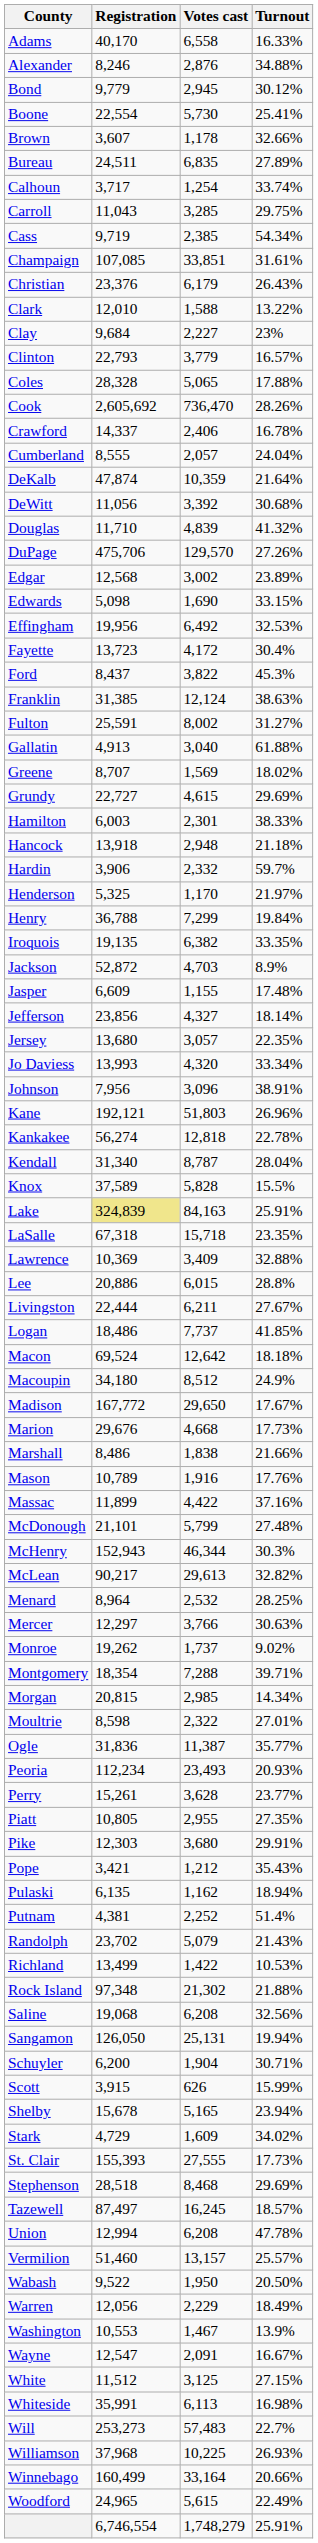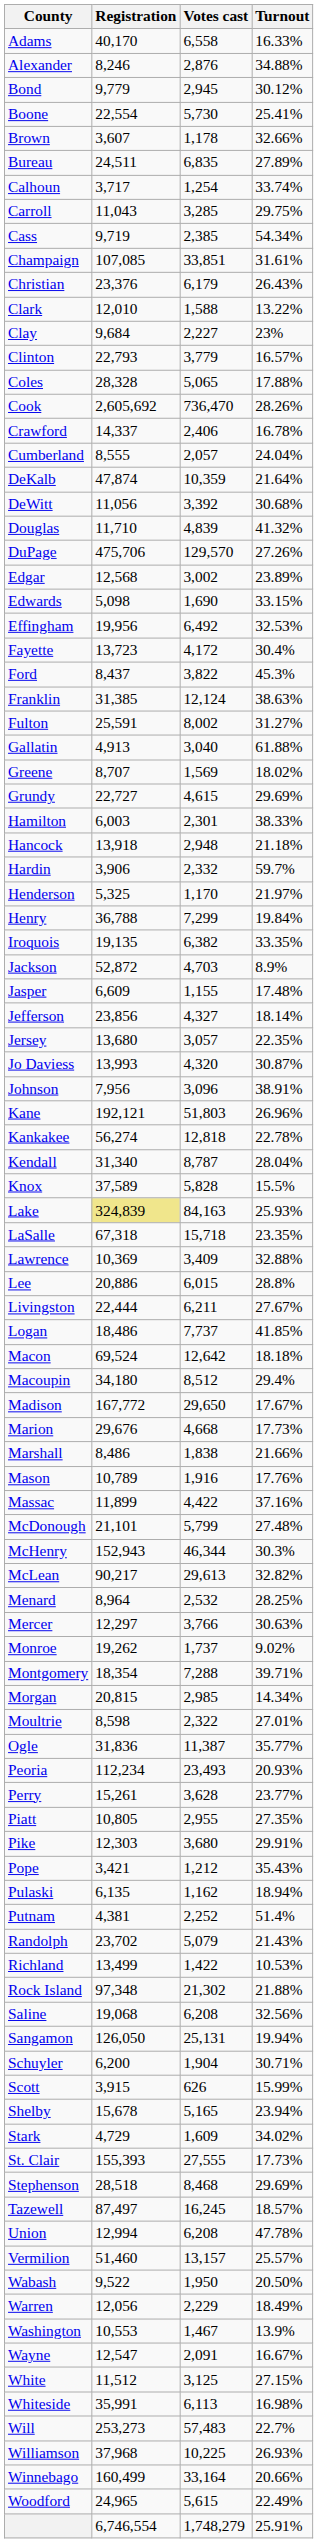(279, 1064) 33.34% -> (279, 1064) 30.87%
(279, 1210) 25.91% -> (279, 1210) 25.93%
(275, 1380) 24.9% -> (275, 1380) 29.4%
